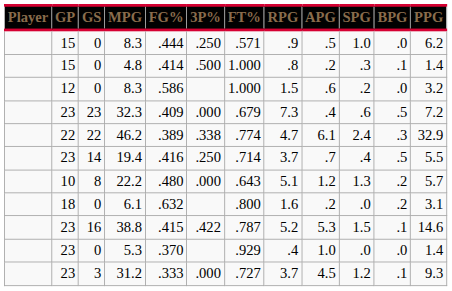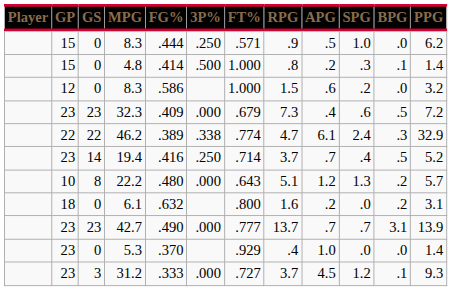(434, 158) 5.5 -> (434, 158) 5.2
- row: (68, 227)
+ row: (68, 227)
